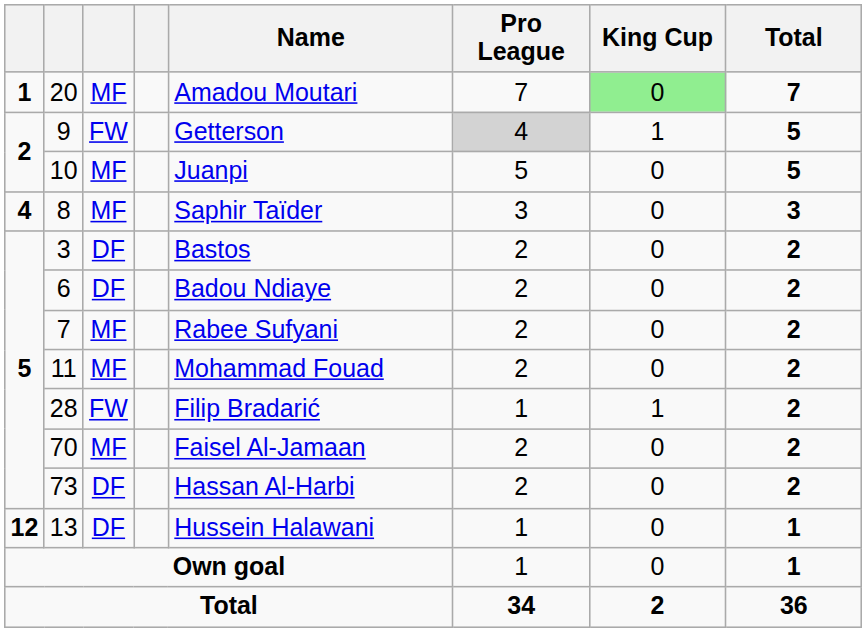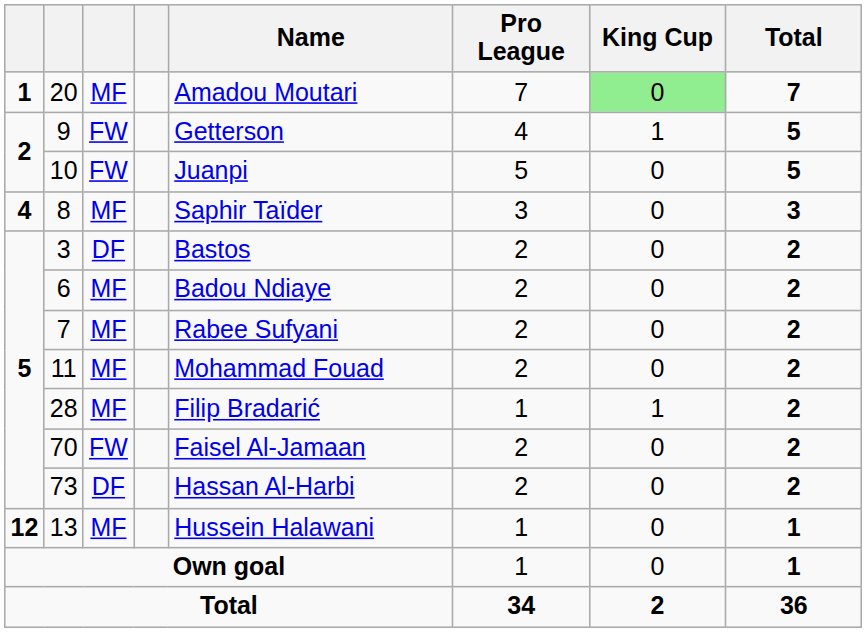(521, 131) lightgrey background -> (521, 131) no background
(108, 171) MF -> (108, 171) FW
(108, 289) DF -> (108, 289) MF
(108, 408) FW -> (108, 408) MF
(108, 448) MF -> (108, 448) FW
(108, 527) DF -> (108, 527) MF
